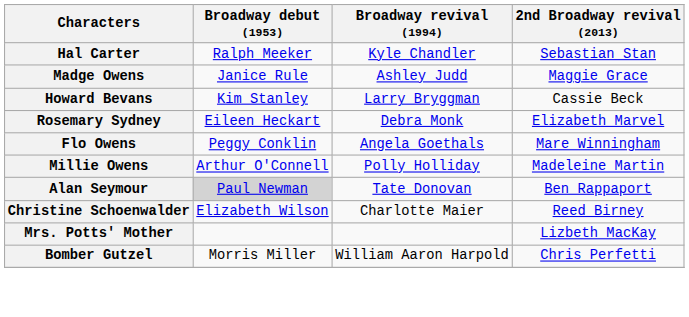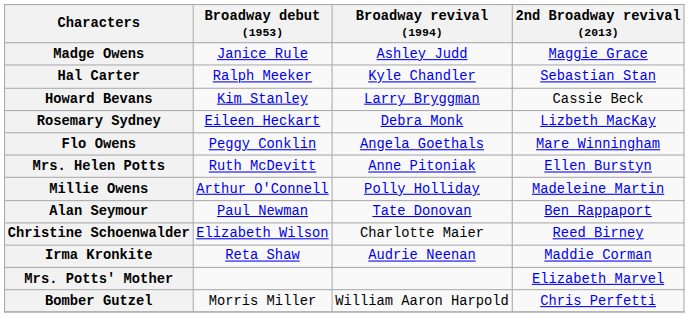rows swapped: (99, 54) <-> (99, 77)
(598, 121) Elizabeth Marvel -> (598, 121) Lizbeth MacKay
+ row: (99, 166)
(262, 189) lightgrey background -> (262, 211) no background
+ row: (99, 256)
(598, 234) Lizbeth MacKay -> (598, 279) Elizabeth Marvel
